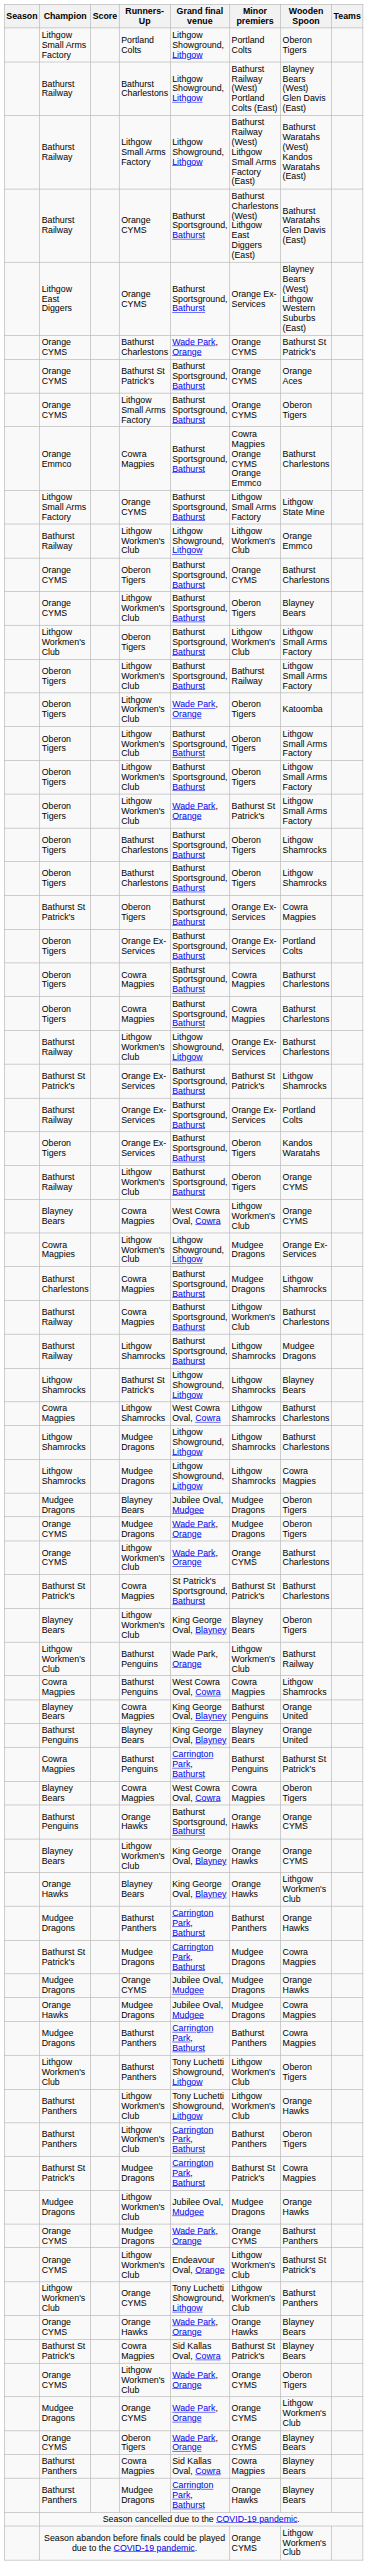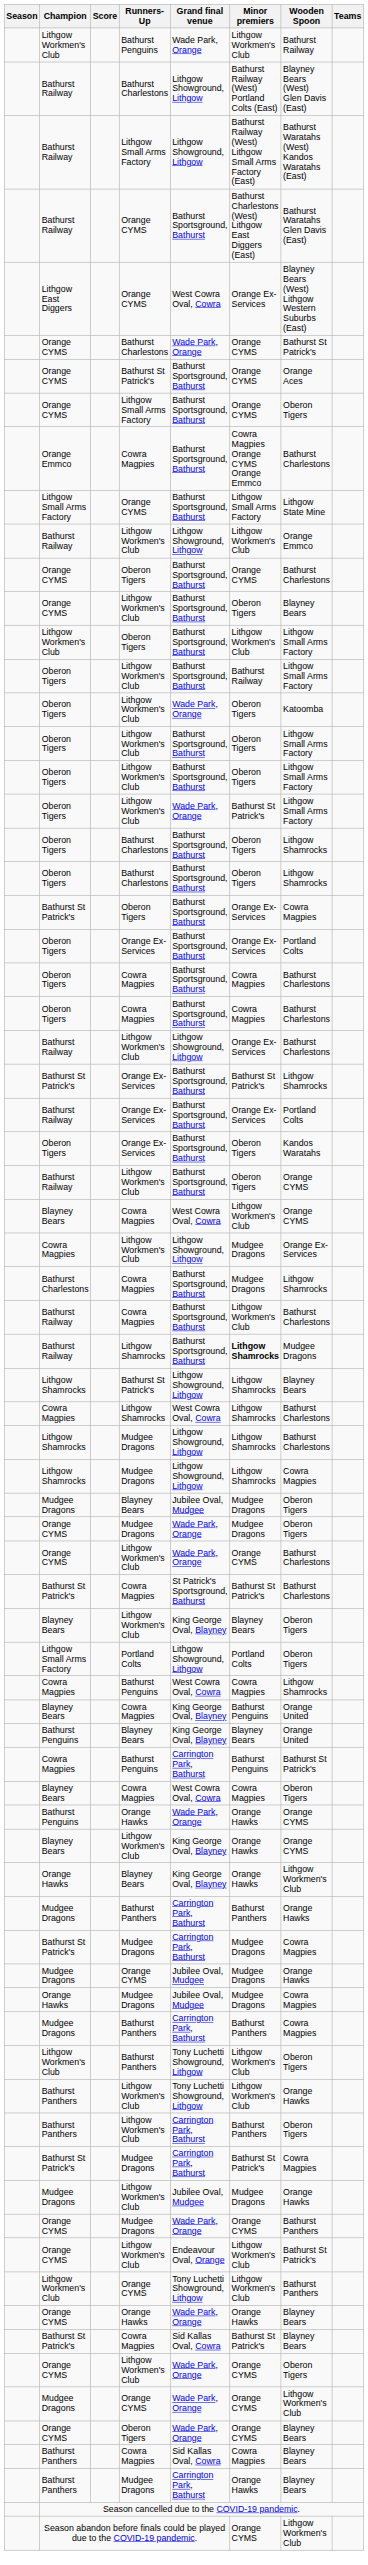rows swapped: (64, 45) <-> (63, 1659)
(200, 299) Bathurst Sportsground, Bathurst -> (196, 299) West Cowra Oval, Cowra
(254, 1351) normal -> (255, 1351) bold
(200, 1822) Bathurst Sportsground, Bathurst -> (195, 1817) Wade Park, Orange
